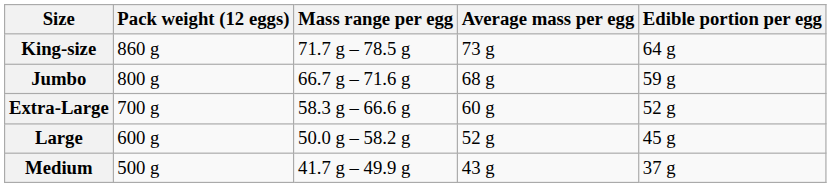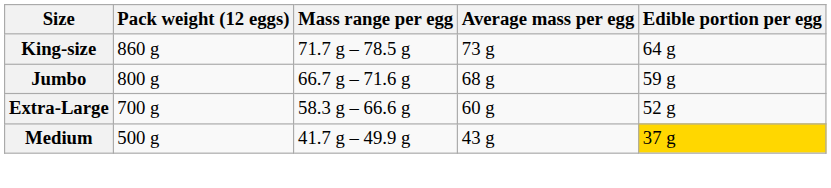- row: (59, 138)
(659, 167) no background -> (659, 138) gold background
